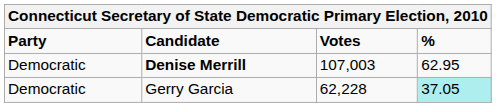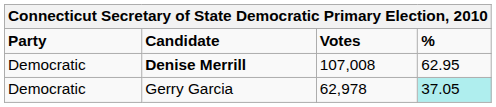(348, 65) 107,003 -> (348, 65) 107,008
(343, 89) 62,228 -> (343, 89) 62,978
